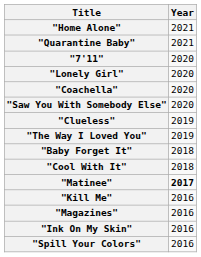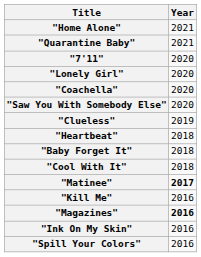- row: (87, 136)
+ row: (87, 136)
(183, 213) normal -> (183, 213) bold
